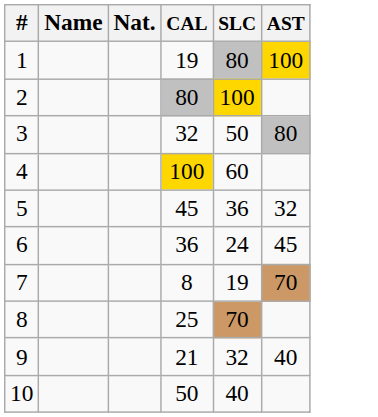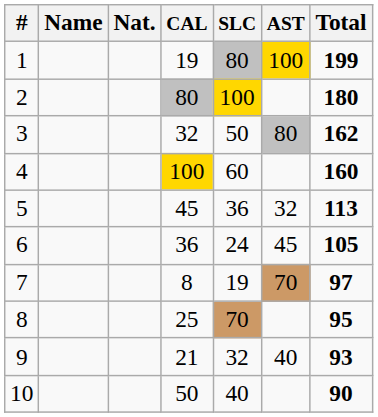+ column: (341, 23)
